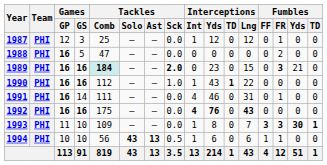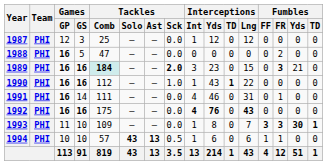(280, 40) 1 -> (280, 40) 0
(194, 68) 0 -> (194, 68) 3
(104, 139) 56 -> (104, 139) 57
